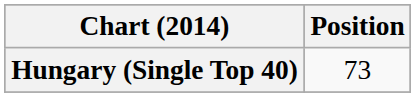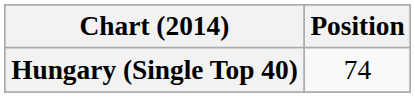(358, 69) 73 -> (358, 69) 74
